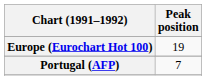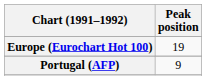(178, 65) 7 -> (178, 65) 9
